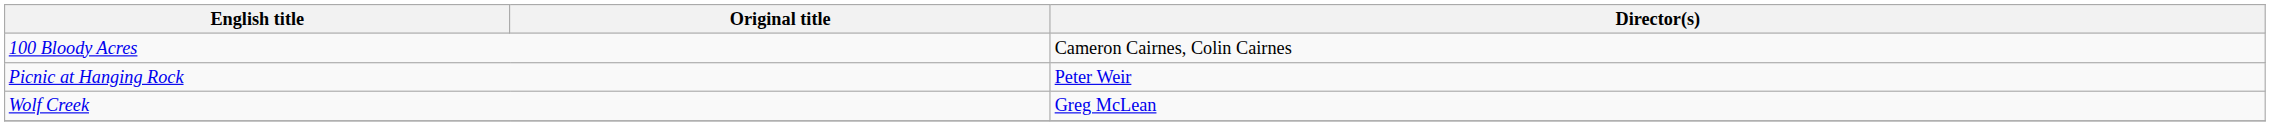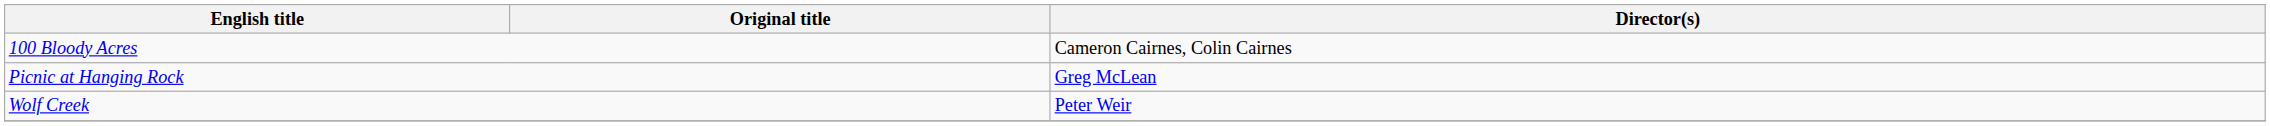(1093, 76) Peter Weir -> (1106, 76) Greg McLean
(1106, 105) Greg McLean -> (1093, 105) Peter Weir
